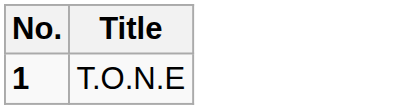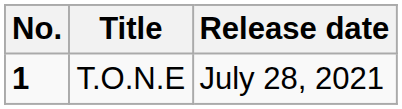+ column: (294, 29)
